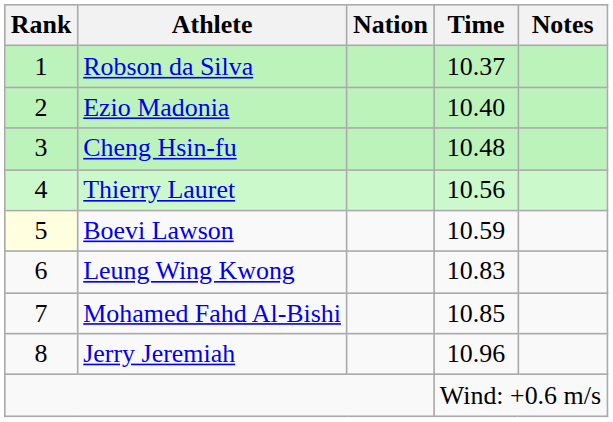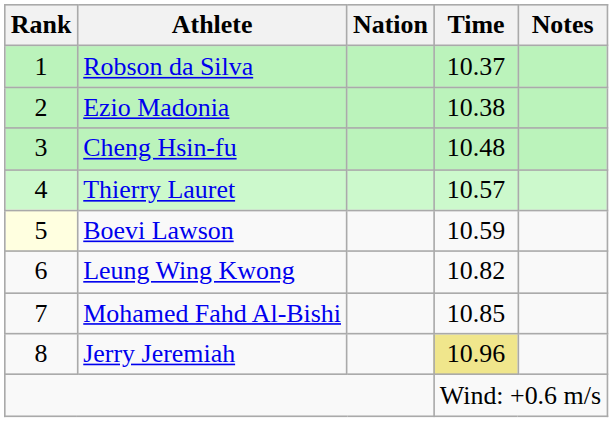(476, 107) 10.40 -> (476, 107) 10.38
(476, 189) 10.56 -> (476, 189) 10.57
(476, 271) 10.83 -> (476, 271) 10.82
(476, 353) no background -> (476, 353) khaki background
